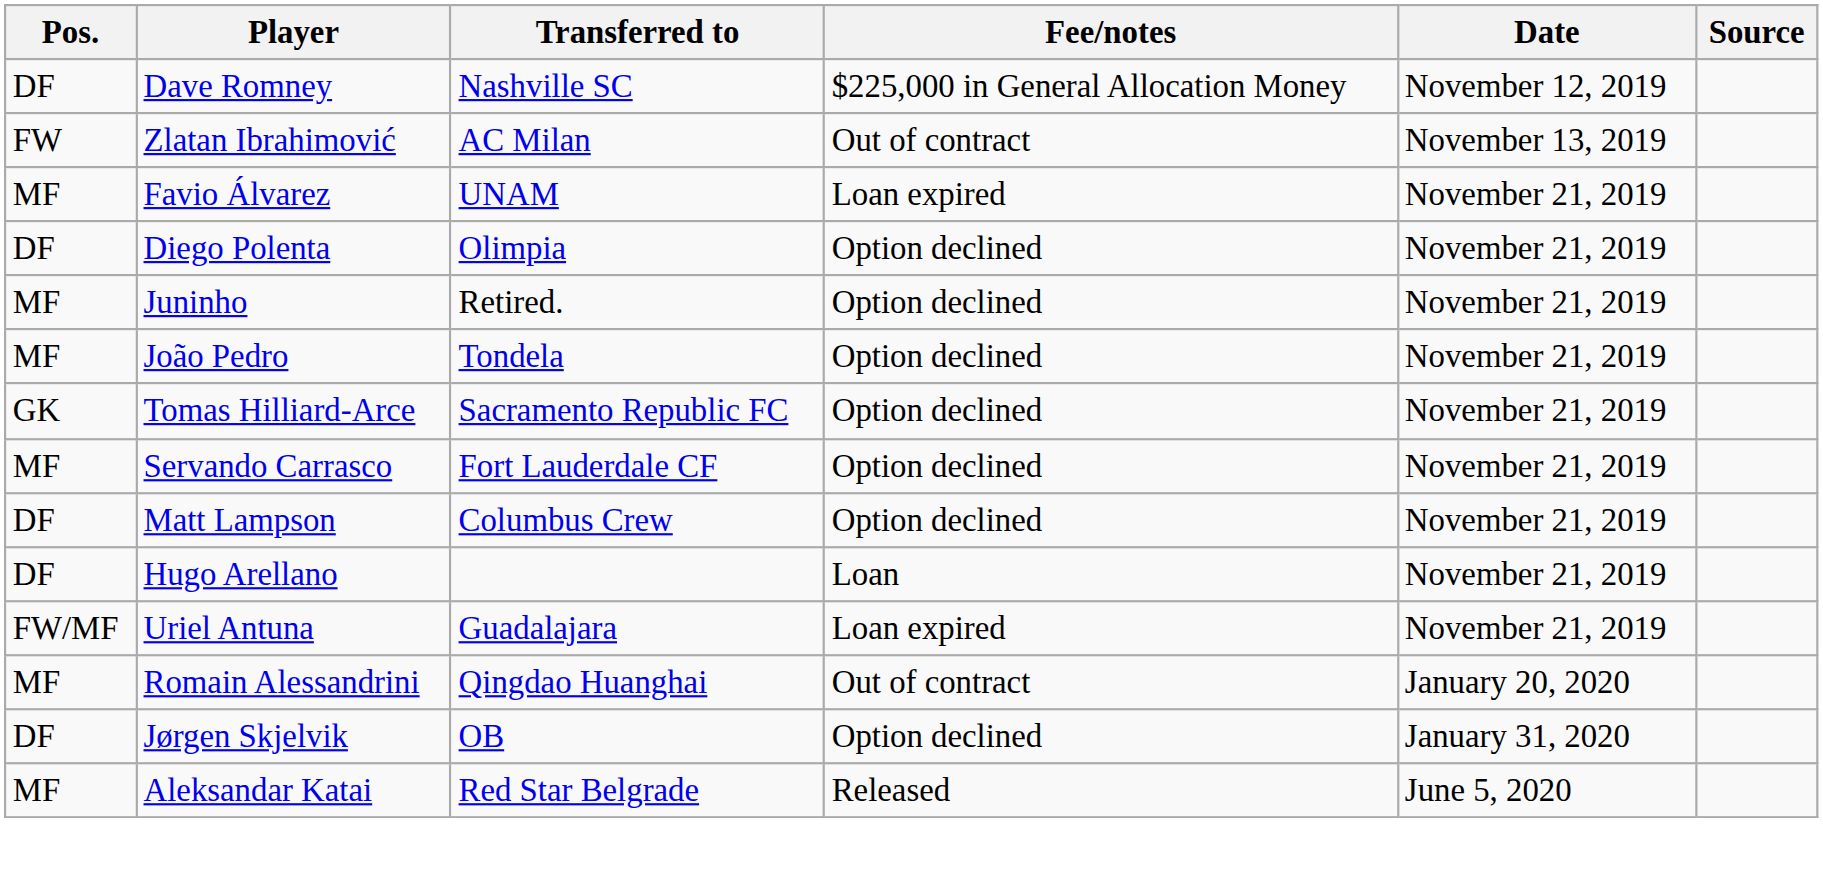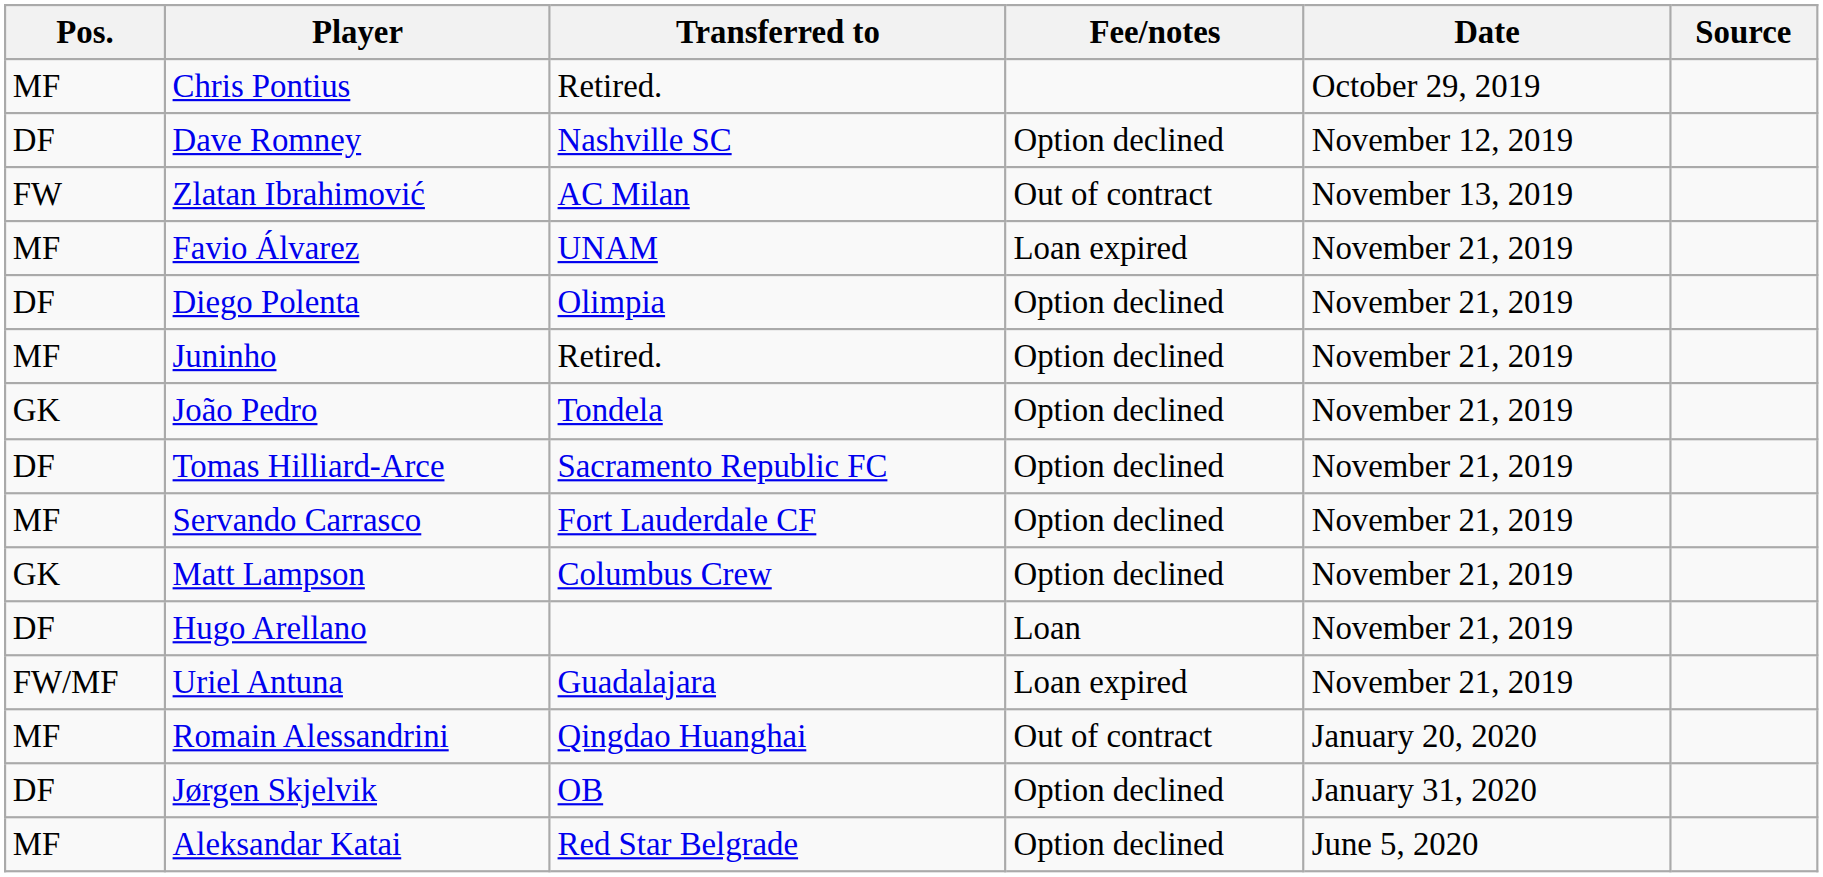+ row: (261, 85)
(1089, 85) $225,000 in General Allocation Money -> (1119, 140) Option declined
(36, 356) MF -> (36, 410) GK
(36, 410) GK -> (34, 464) DF
(34, 518) DF -> (36, 573) GK
(891, 789) Released -> (1119, 843) Option declined
